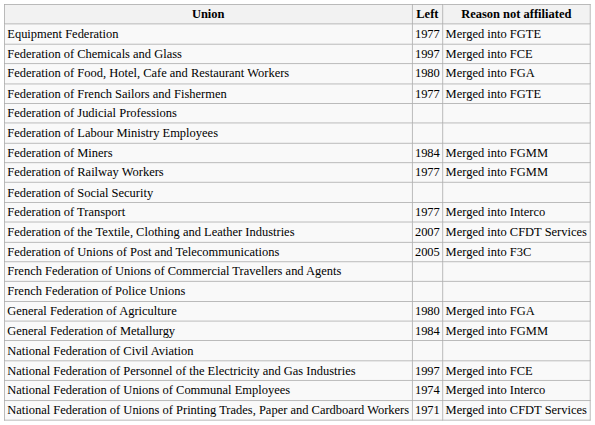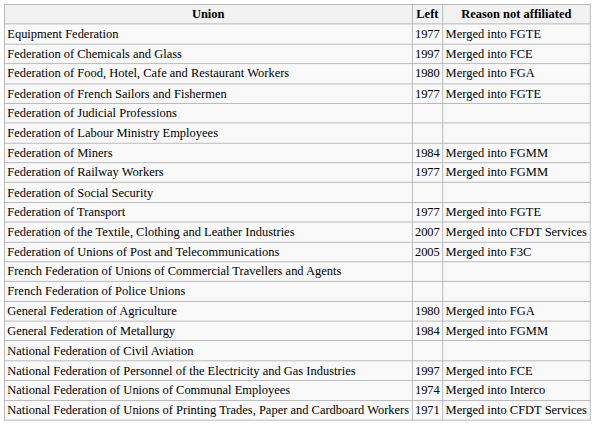(495, 212) Merged into Interco -> (493, 212) Merged into FGTE
